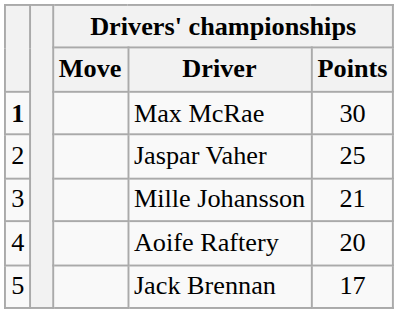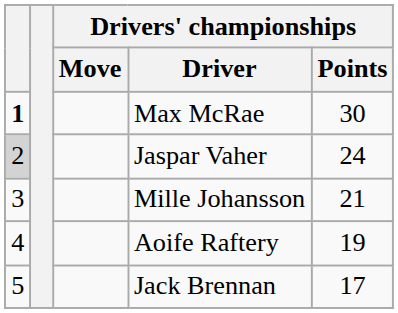(18, 155) no background -> (18, 155) lightgrey background
(353, 155) 25 -> (353, 155) 24
(353, 242) 20 -> (353, 242) 19
